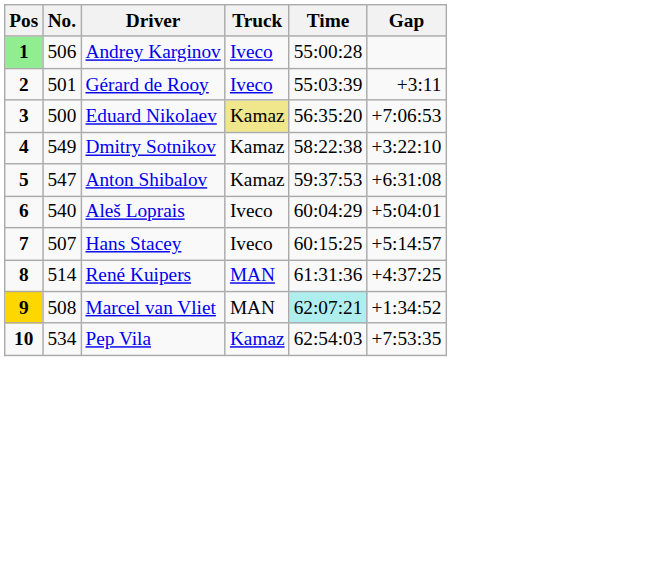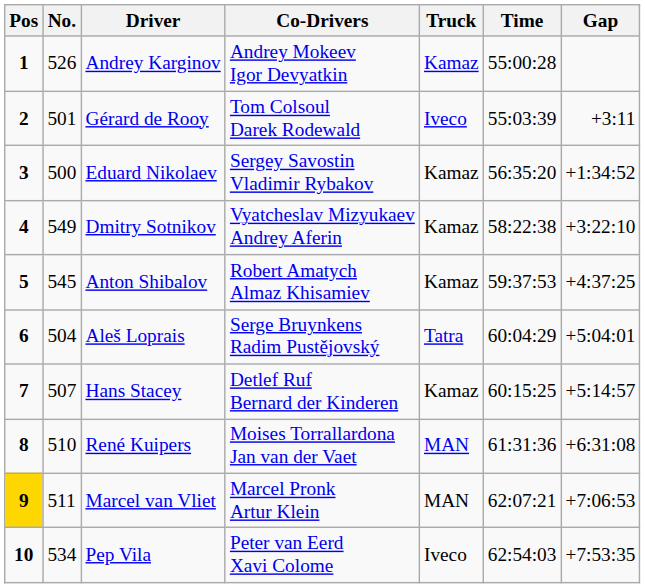+ column: (322, 20)
(24, 51) lightgreen background -> (24, 63) no background
(62, 51) 506 -> (62, 63) 526
(251, 51) Iveco -> (451, 63) Kamaz
(257, 115) khaki background -> (451, 172) no background
(406, 115) +7:06:53 -> (601, 172) +1:34:52
(62, 179) 547 -> (62, 281) 545
(406, 179) +6:31:08 -> (601, 281) +4:37:25
(62, 211) 540 -> (62, 336) 504
(251, 211) Iveco -> (444, 336) Tatra
(251, 243) Iveco -> (451, 390) Kamaz
(62, 274) 514 -> (62, 445) 510
(406, 274) +4:37:25 -> (601, 445) +6:31:08
(62, 306) 508 -> (61, 499) 511
(328, 306) paleturquoise background -> (522, 499) no background
(406, 306) +1:34:52 -> (601, 499) +7:06:53
(257, 338) Kamaz -> (445, 554) Iveco
